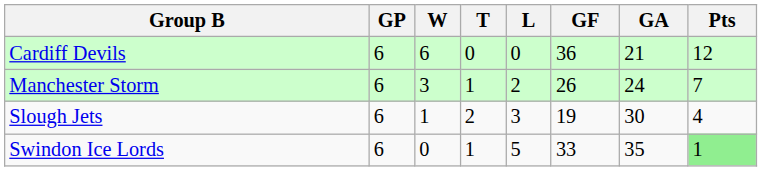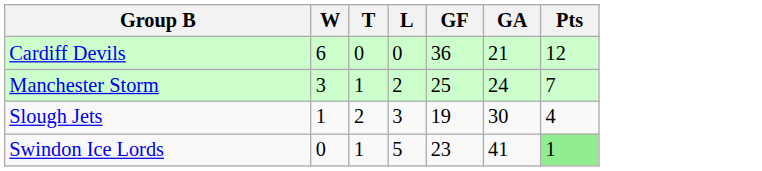- column: (392, 20)
(566, 85) 26 -> (441, 85) 25
(566, 149) 33 -> (441, 149) 23
(634, 149) 35 -> (498, 149) 41
